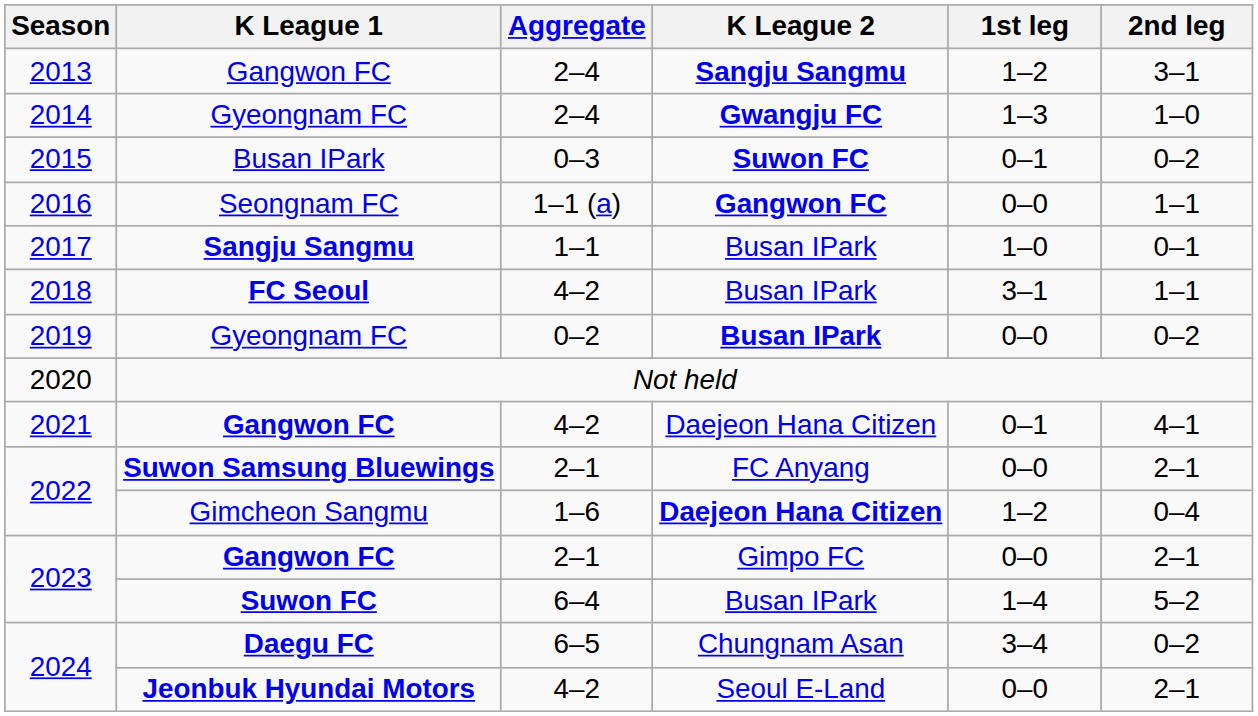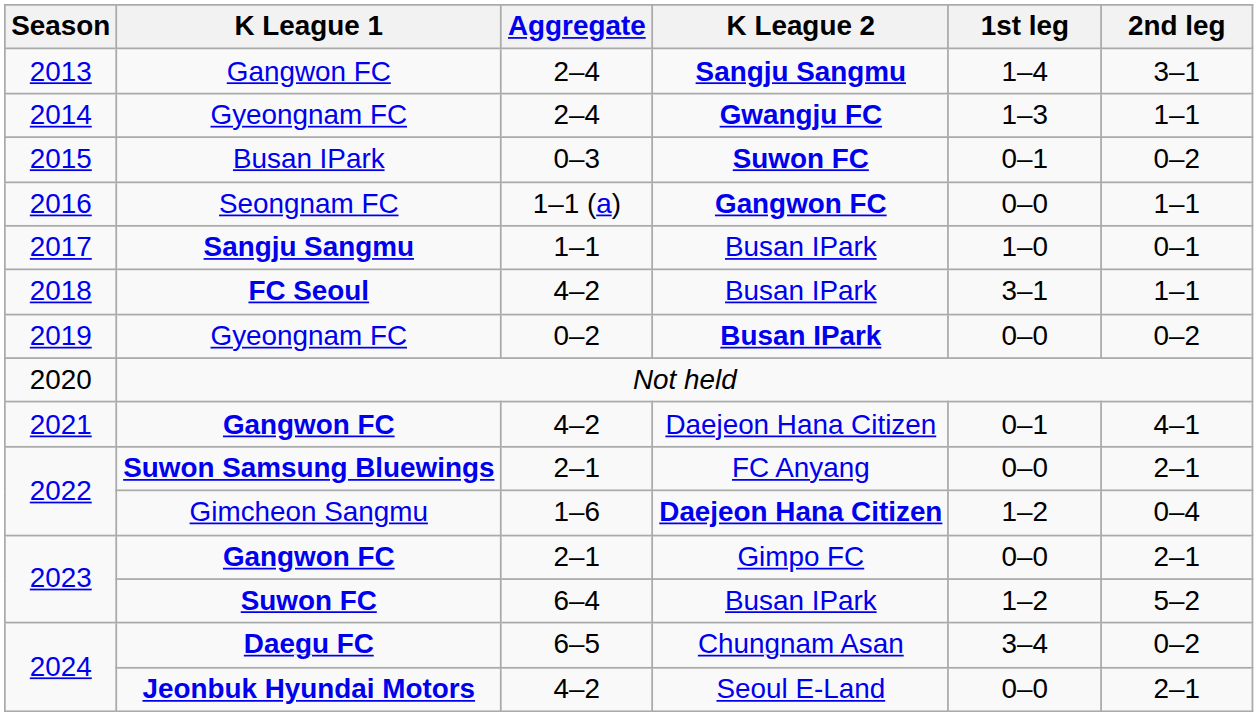(1025, 70) 1–2 -> (1025, 70) 1–4
(1177, 114) 1–0 -> (1177, 114) 1–1
(1025, 600) 1–4 -> (1025, 600) 1–2
